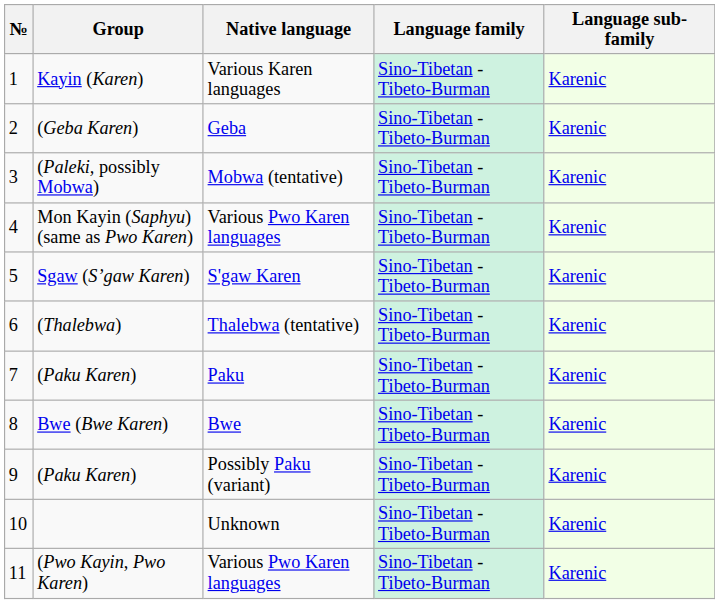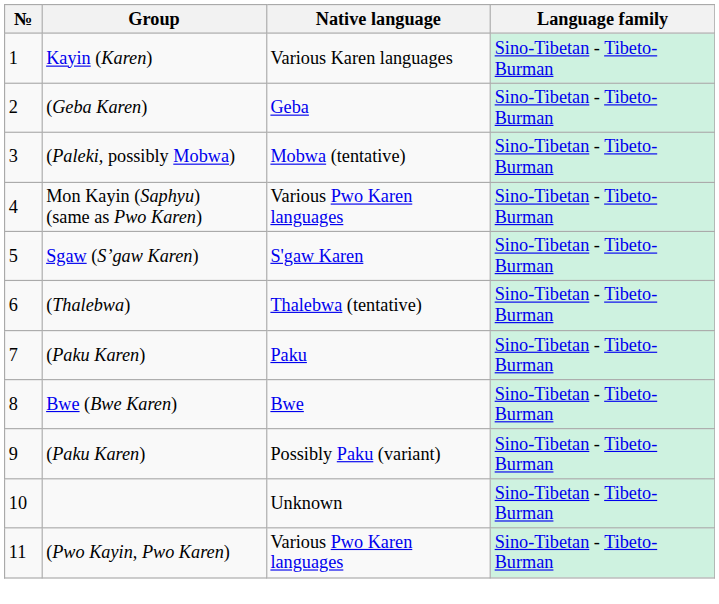- column: (630, 29)
